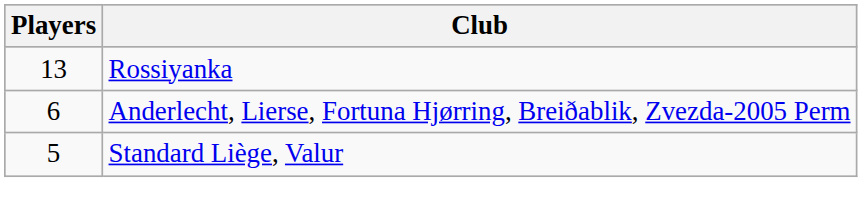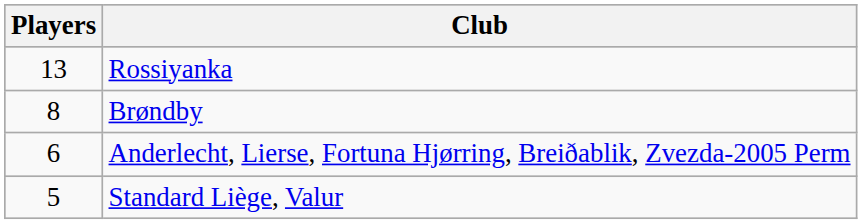+ row: (156, 111)
